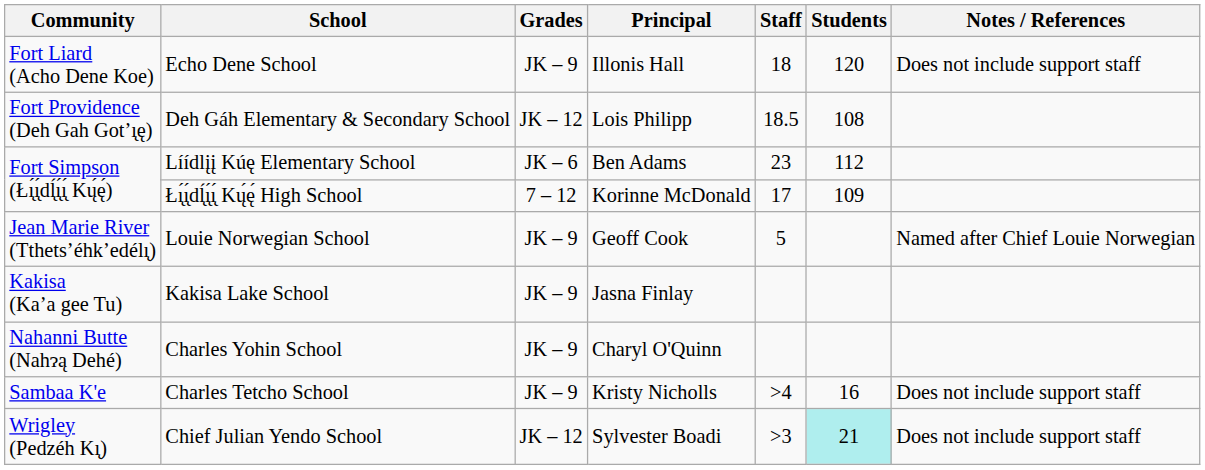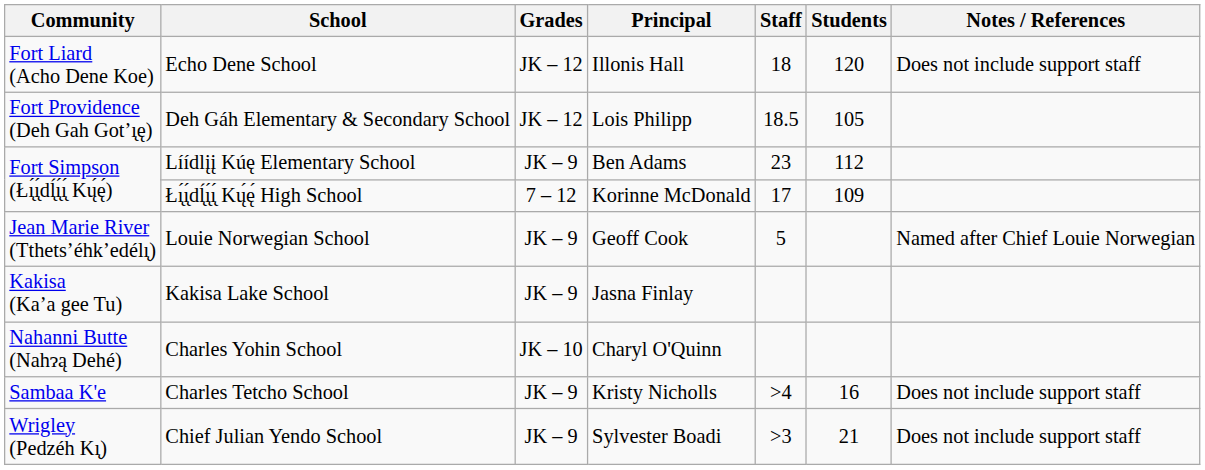(551, 64) JK – 9 -> (551, 64) JK – 12
(849, 119) 108 -> (849, 119) 105
(551, 163) JK – 6 -> (551, 163) JK – 9
(551, 349) JK – 9 -> (551, 349) JK – 10
(551, 436) JK – 12 -> (551, 436) JK – 9
(849, 436) paleturquoise background -> (849, 436) no background
